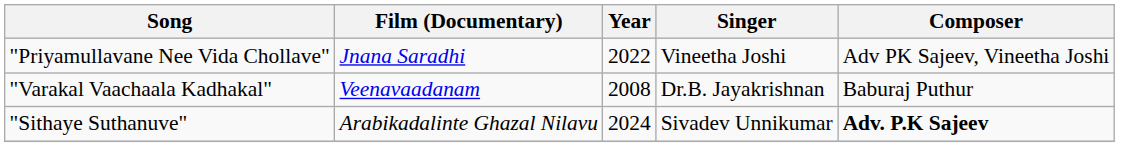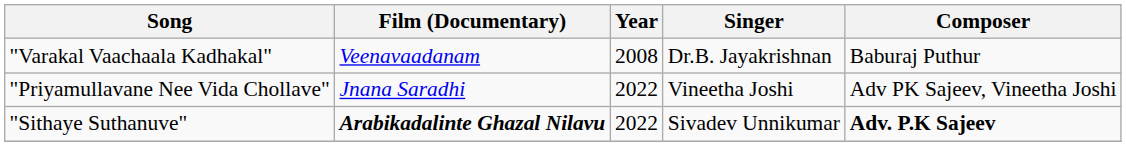rows swapped: (141, 89) <-> (170, 55)
(469, 123) normal -> (472, 123) bold
(629, 123) 2024 -> (637, 123) 2022
